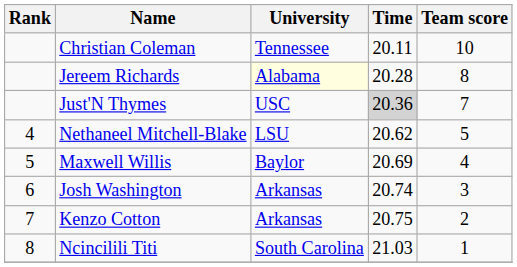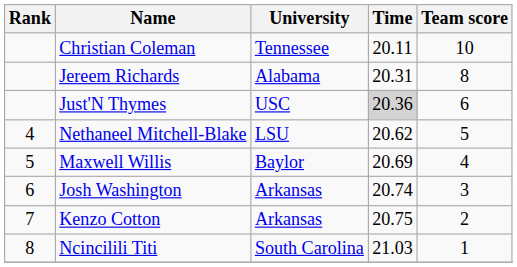(288, 76) lightyellow background -> (288, 76) no background
(393, 76) 20.28 -> (393, 76) 20.31
(465, 104) 7 -> (465, 104) 6
